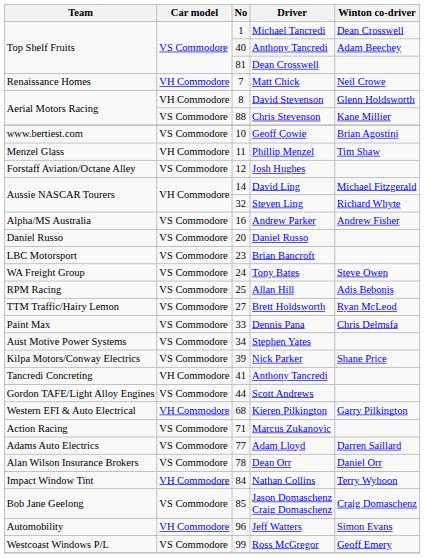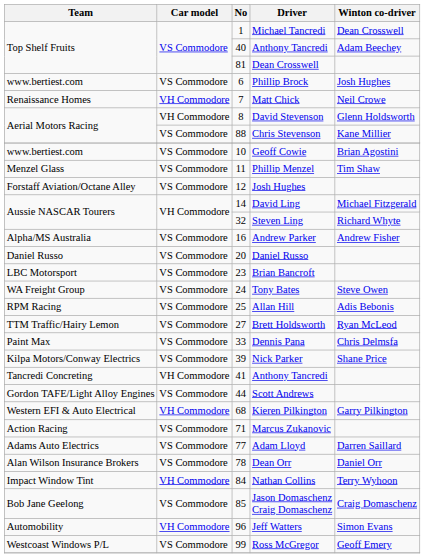+ row: (241, 82)
(194, 151) VH Commodore -> (194, 168) VS Commodore
- row: (241, 341)
